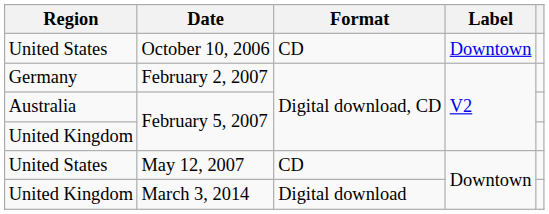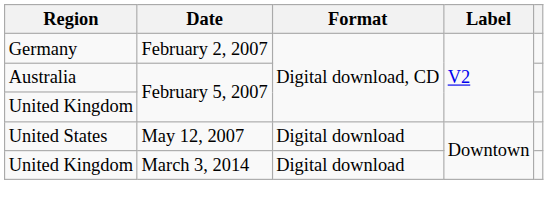- row: (58, 48)
(291, 164) CD -> (340, 135) Digital download
